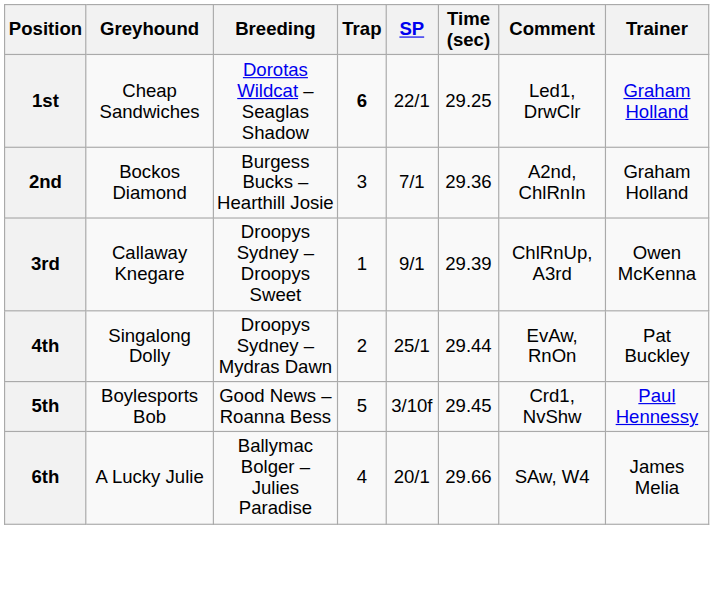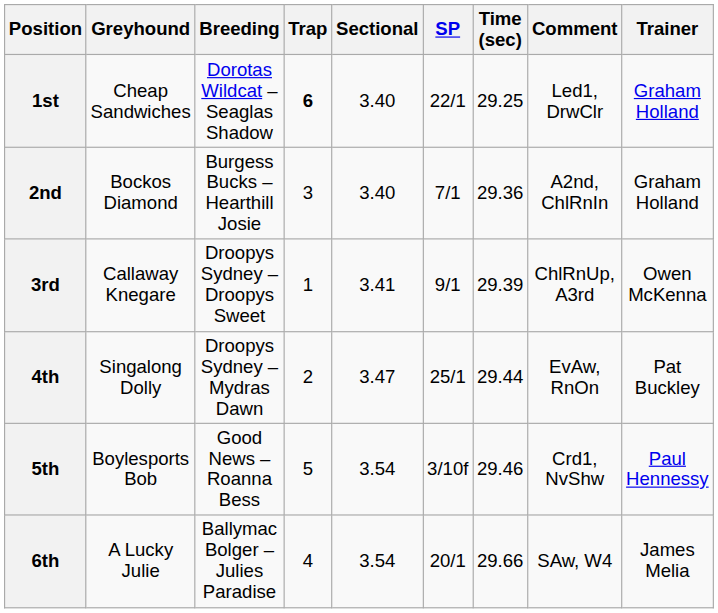+ column: (377, 29)
(468, 406) 29.45 -> (500, 469) 29.46
